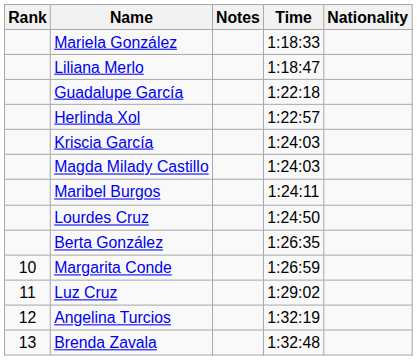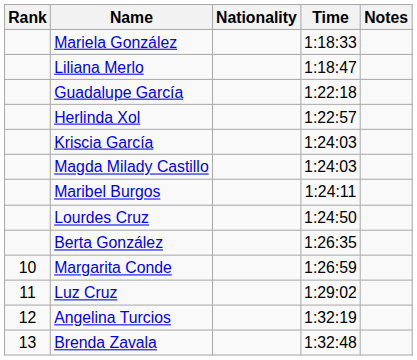columns swapped: (368, 17) <-> (238, 17)
